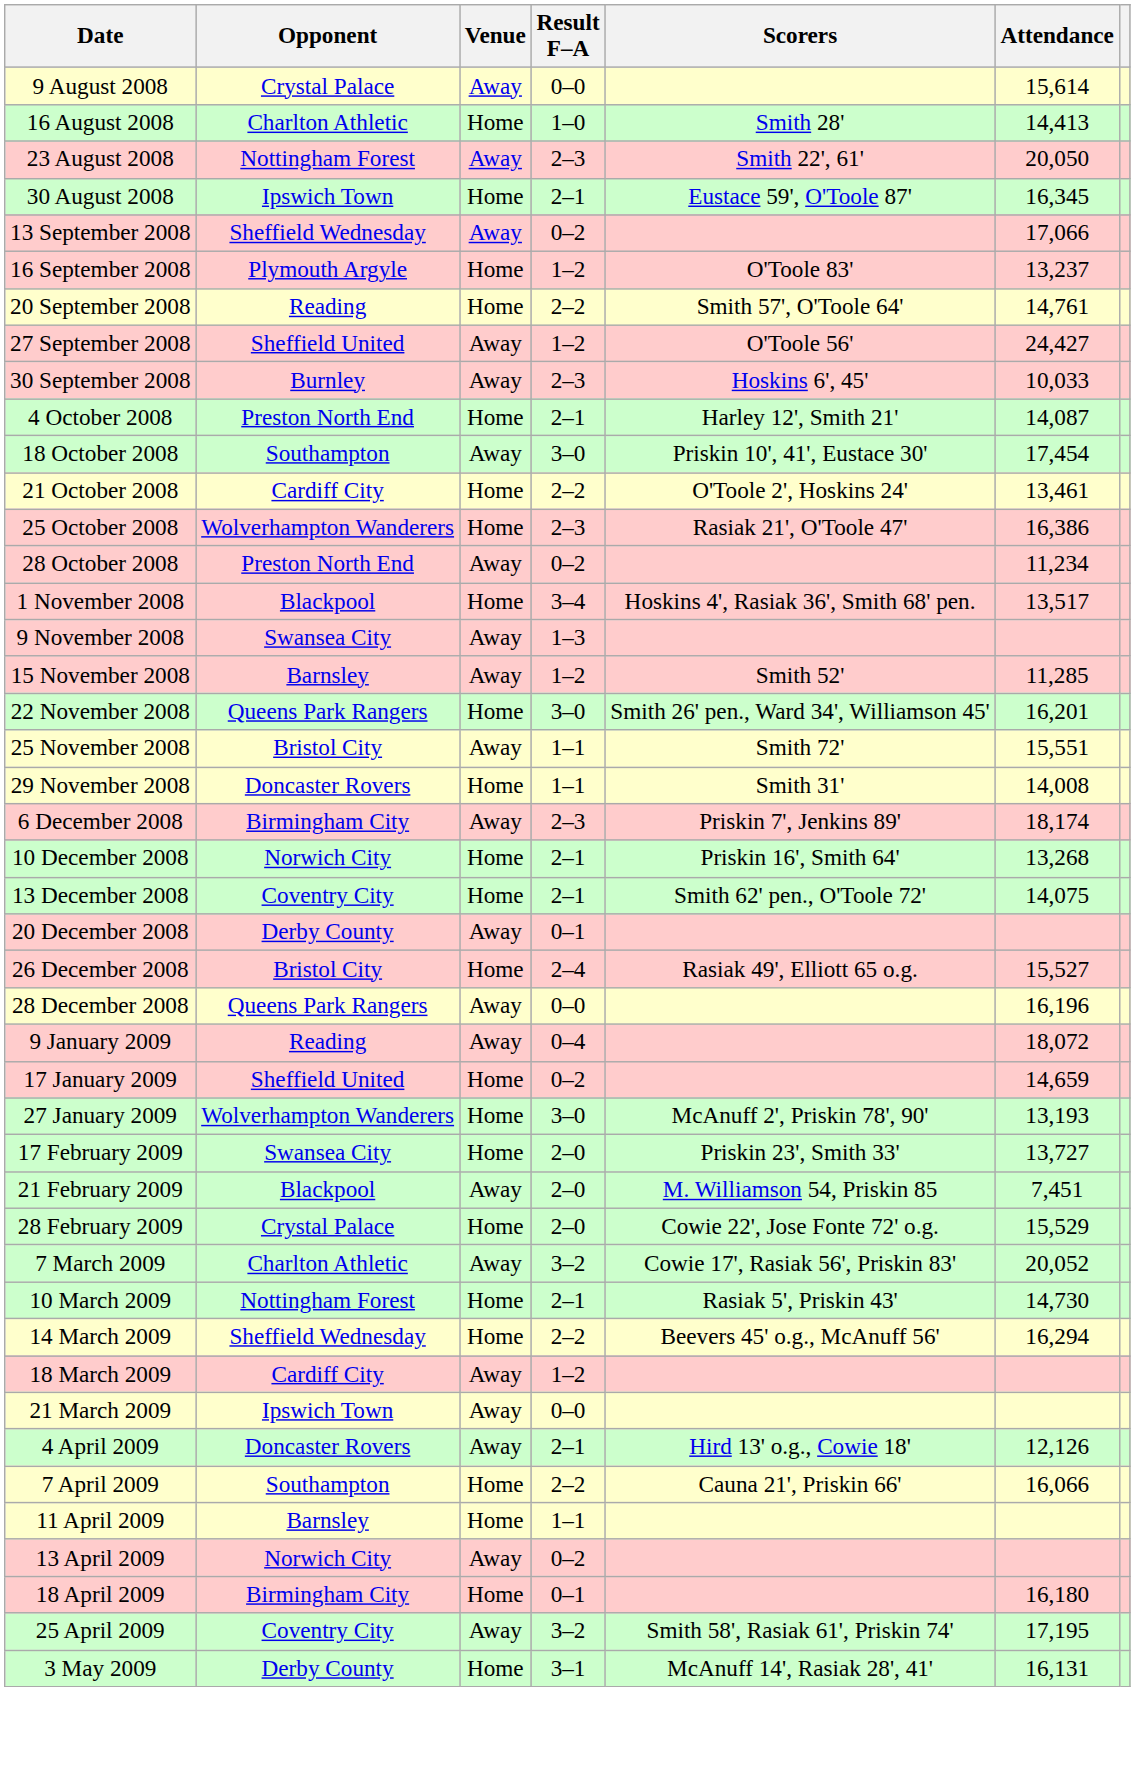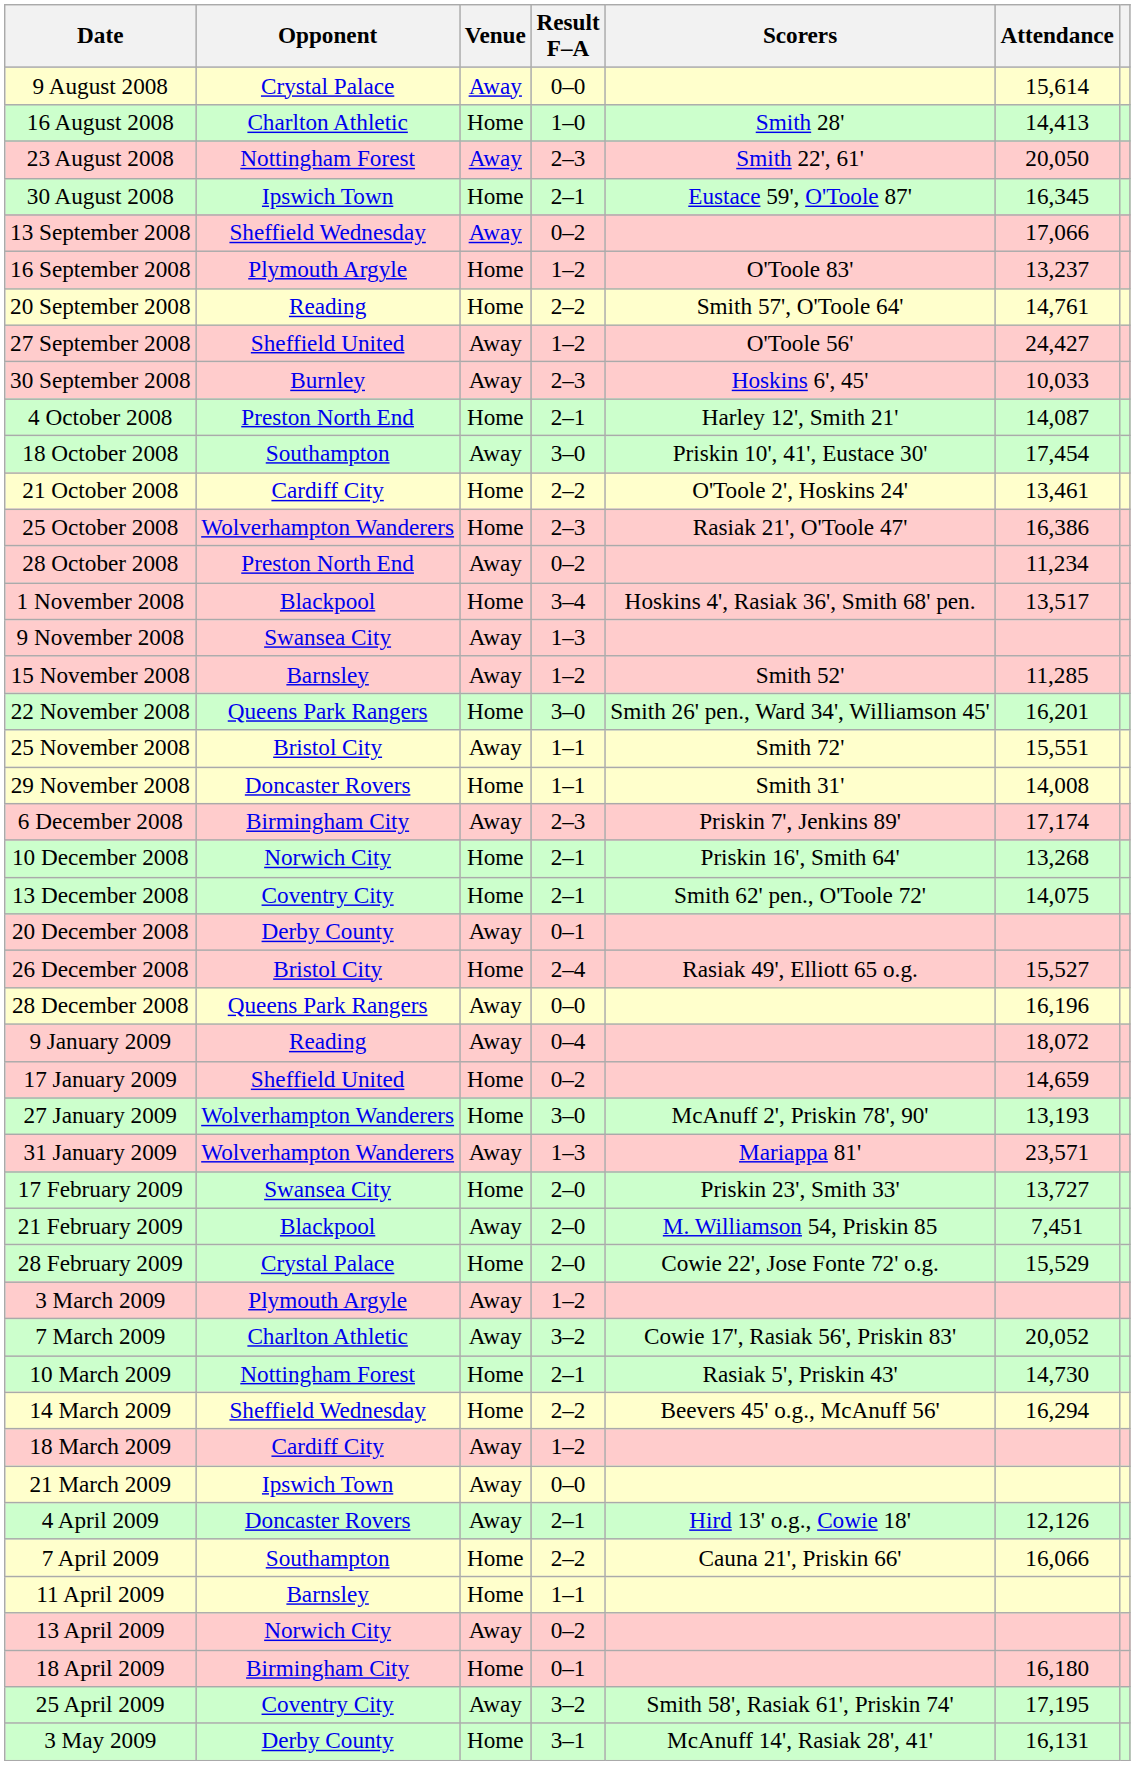(1057, 821) 18,174 -> (1057, 821) 17,174
+ row: (100, 1152)
+ row: (100, 1299)
